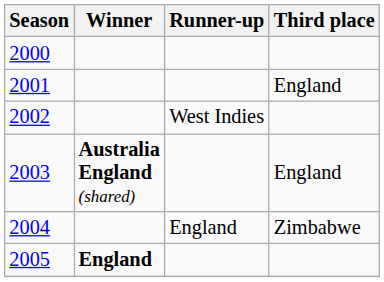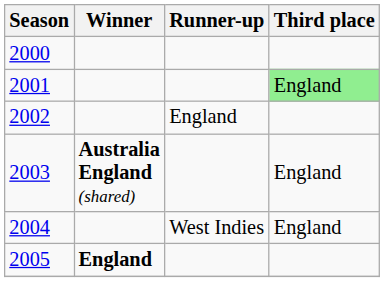(308, 85) no background -> (308, 85) lightgreen background
(217, 117) West Indies -> (203, 117) England
(203, 227) England -> (217, 227) West Indies
(317, 227) Zimbabwe -> (308, 227) England
